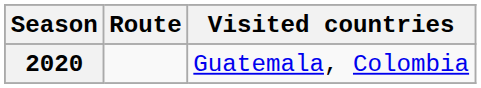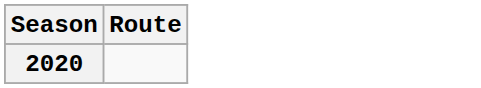- column: (331, 25)
